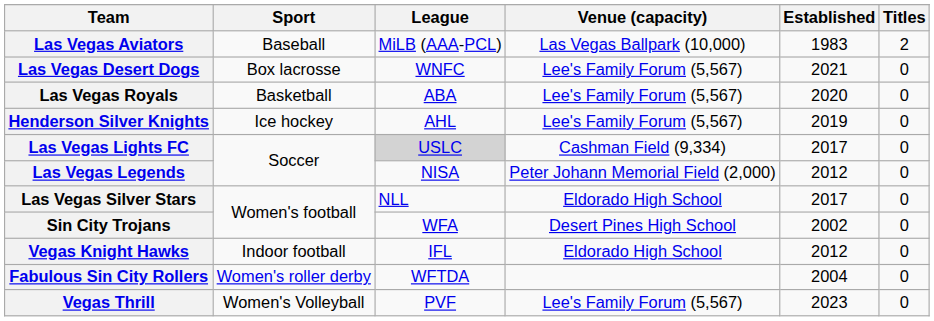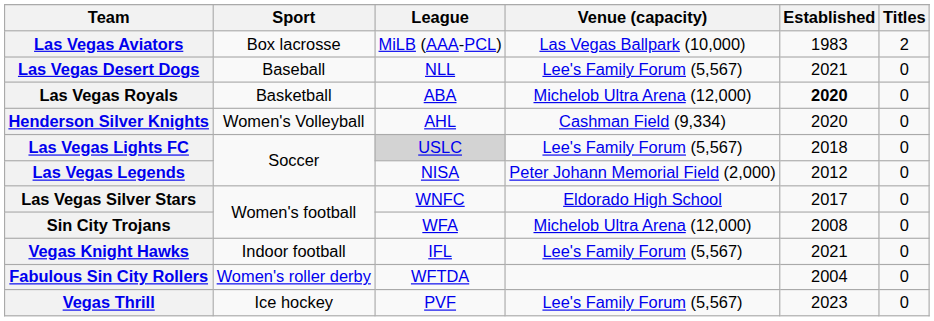(294, 44) Baseball -> (294, 44) Box lacrosse
(294, 70) Box lacrosse -> (294, 70) Baseball
(440, 70) WNFC -> (440, 70) NLL
(642, 96) Lee's Family Forum (5,567) -> (642, 96) Michelob Ultra Arena (12,000)
(829, 96) normal -> (829, 96) bold
(294, 122) Ice hockey -> (294, 122) Women's Volleyball
(642, 122) Lee's Family Forum (5,567) -> (642, 122) Cashman Field (9,334)
(829, 122) 2019 -> (829, 122) 2020
(642, 148) Cashman Field (9,334) -> (642, 148) Lee's Family Forum (5,567)
(829, 148) 2017 -> (829, 148) 2018
(394, 199) NLL -> (440, 199) WNFC
(642, 225) Desert Pines High School -> (642, 225) Michelob Ultra Arena (12,000)
(829, 225) 2002 -> (829, 225) 2008
(642, 251) Eldorado High School -> (642, 251) Lee's Family Forum (5,567)
(829, 251) 2012 -> (829, 251) 2021
(294, 303) Women's Volleyball -> (294, 303) Ice hockey
